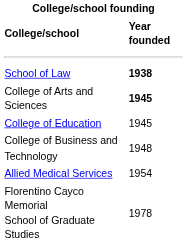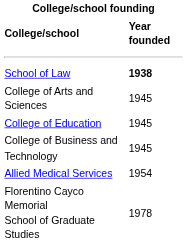(140, 98) bold -> (140, 98) normal
(140, 148) 1948 -> (140, 148) 1945
